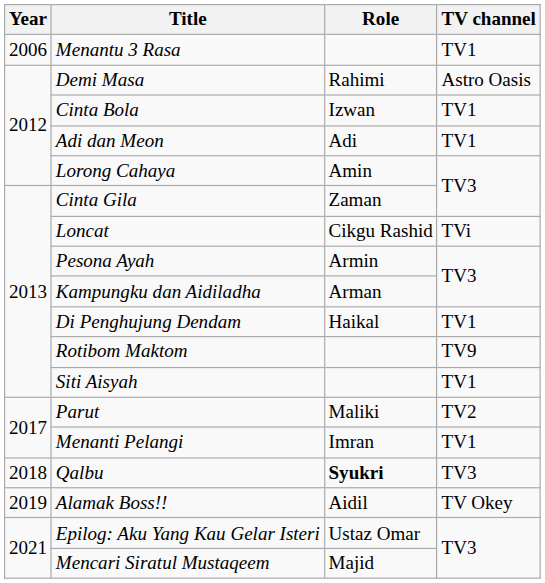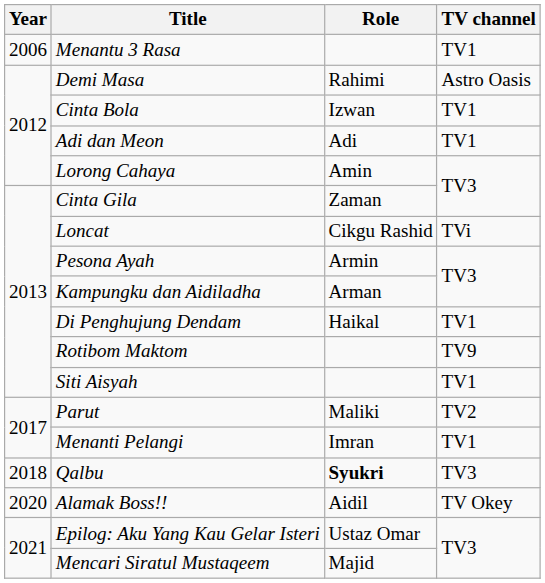(28, 502) 2019 -> (28, 502) 2020
